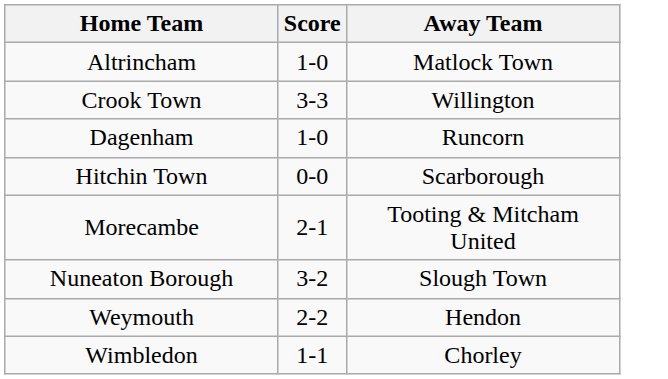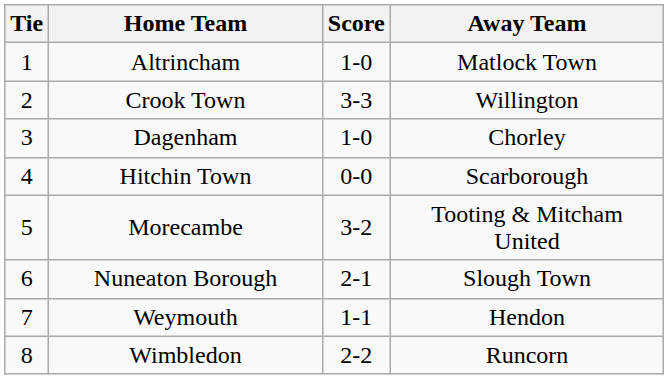+ column: (27, 23)
(483, 137) Runcorn -> (527, 137) Chorley
(312, 227) 2-1 -> (356, 227) 3-2
(312, 278) 3-2 -> (356, 278) 2-1
(312, 316) 2-2 -> (356, 316) 1-1
(312, 355) 1-1 -> (356, 355) 2-2
(483, 355) Chorley -> (527, 355) Runcorn
